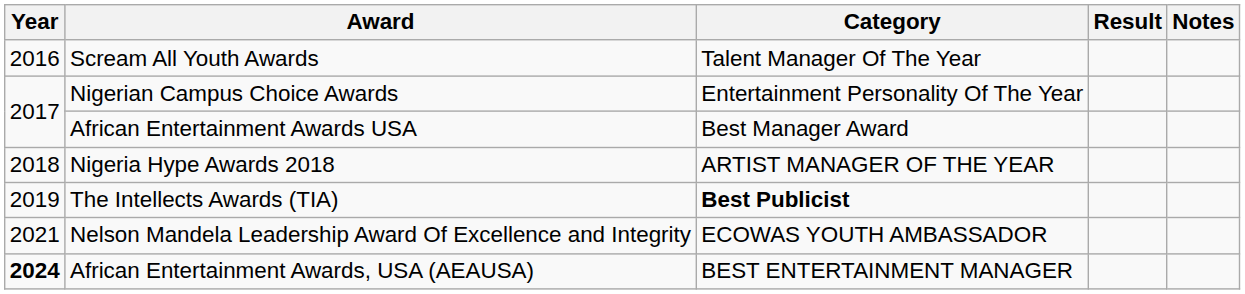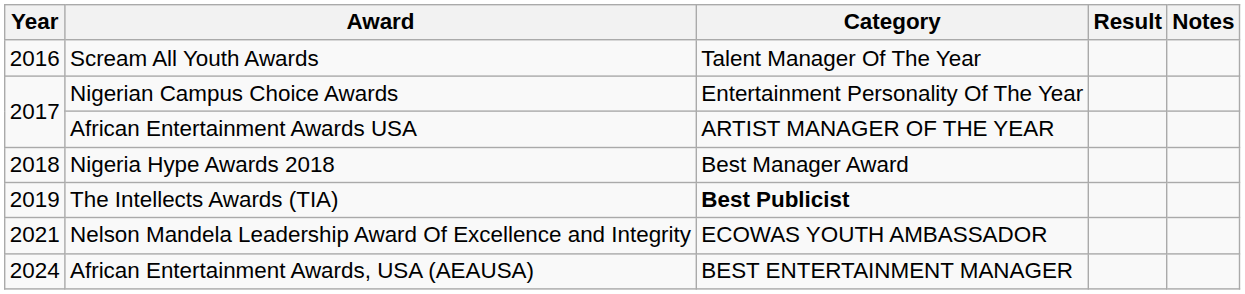(805, 128) Best Manager Award -> (878, 128) ARTIST MANAGER OF THE YEAR
(878, 164) ARTIST MANAGER OF THE YEAR -> (805, 164) Best Manager Award
(35, 270) bold -> (35, 270) normal
